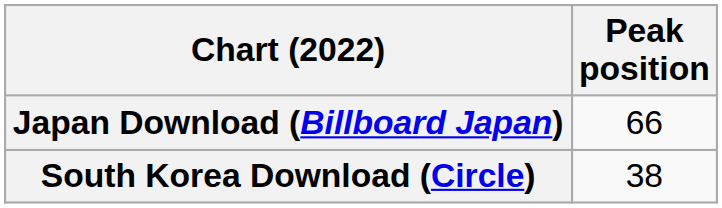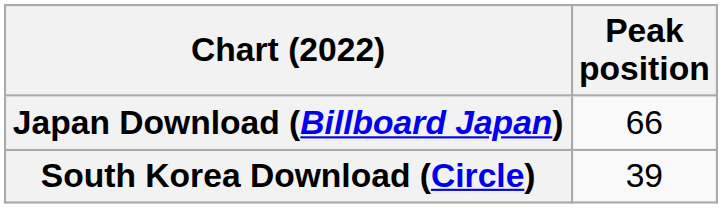(644, 175) 38 -> (644, 175) 39
